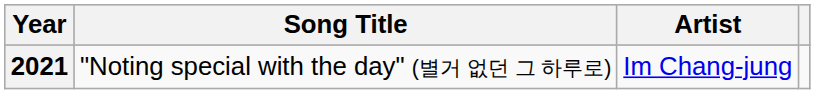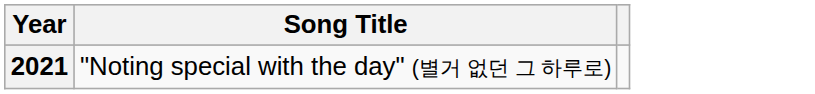- column: (708, 24)
